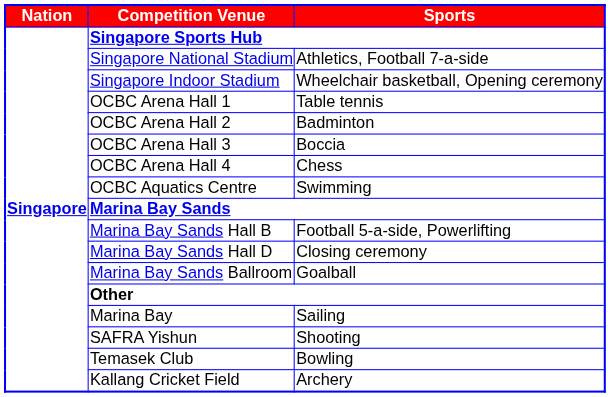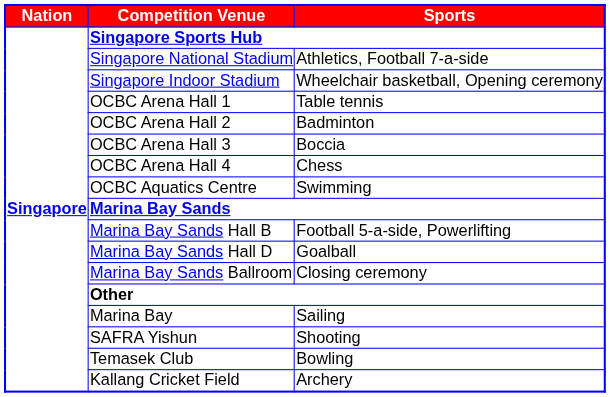(362, 251) Closing ceremony -> (326, 251) Goalball
(326, 273) Goalball -> (362, 273) Closing ceremony
